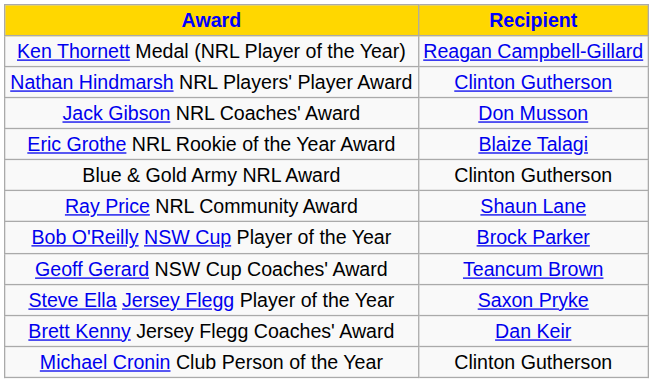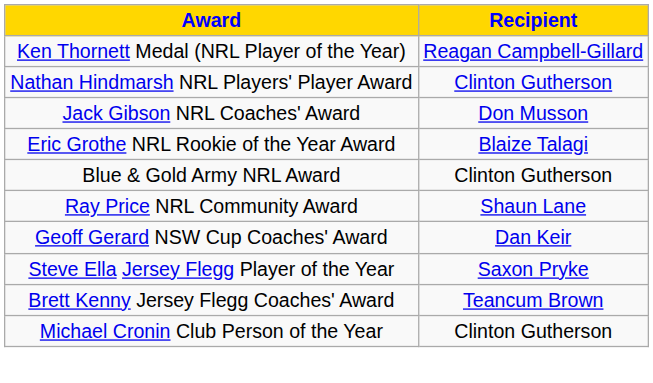- row: (211, 238)
(533, 269) Teancum Brown -> (533, 238) Dan Keir
(533, 331) Dan Keir -> (533, 300) Teancum Brown
